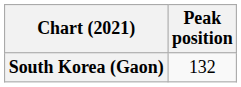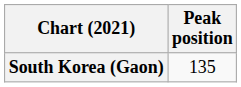(202, 67) 132 -> (202, 67) 135
